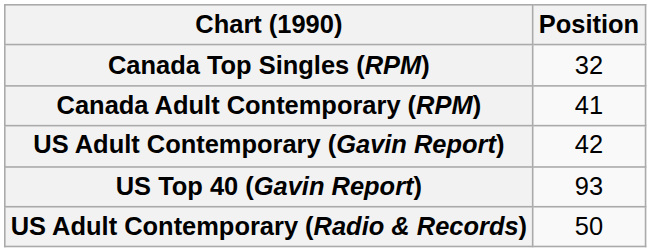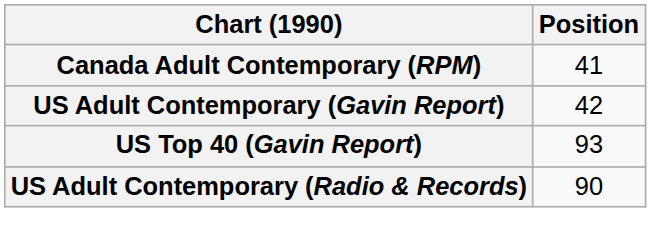- row: (269, 65)
(589, 226) 50 -> (589, 186) 90
